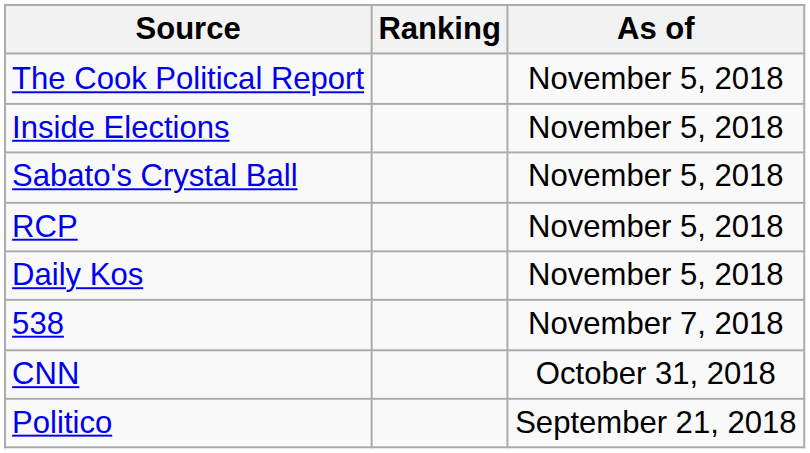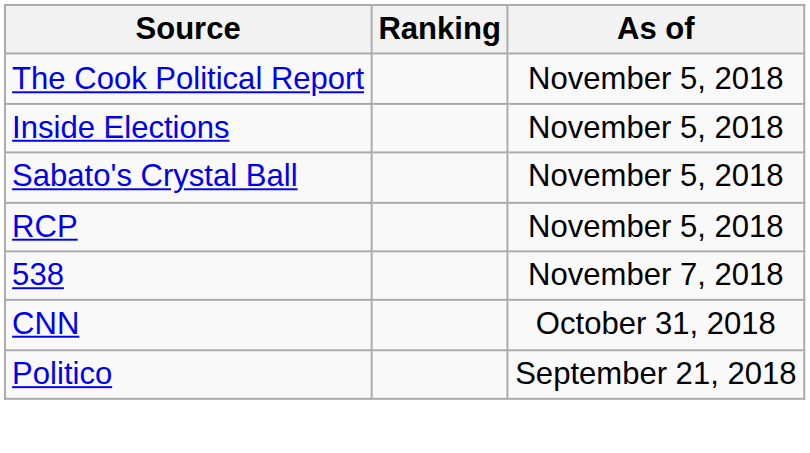- row: (78, 275)
